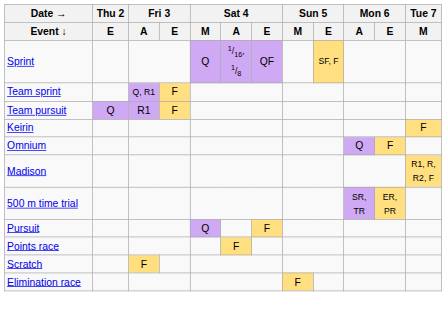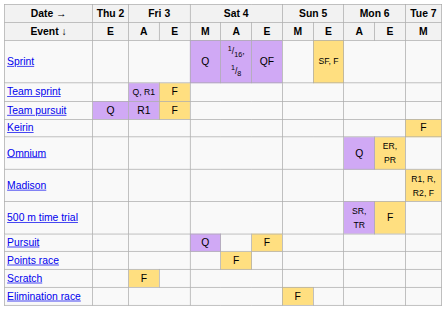(390, 146) F -> (390, 154) ER, PR
(390, 204) ER, PR -> (390, 218) F
